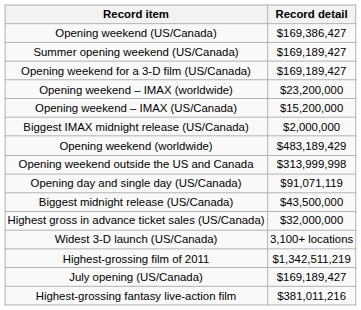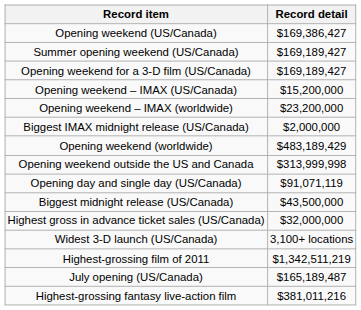rows swapped: (136, 108) <-> (136, 89)
(312, 277) $169,189,427 -> (312, 277) $165,189,487
